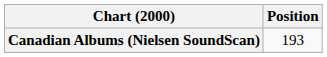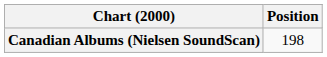(293, 40) 193 -> (293, 40) 198
